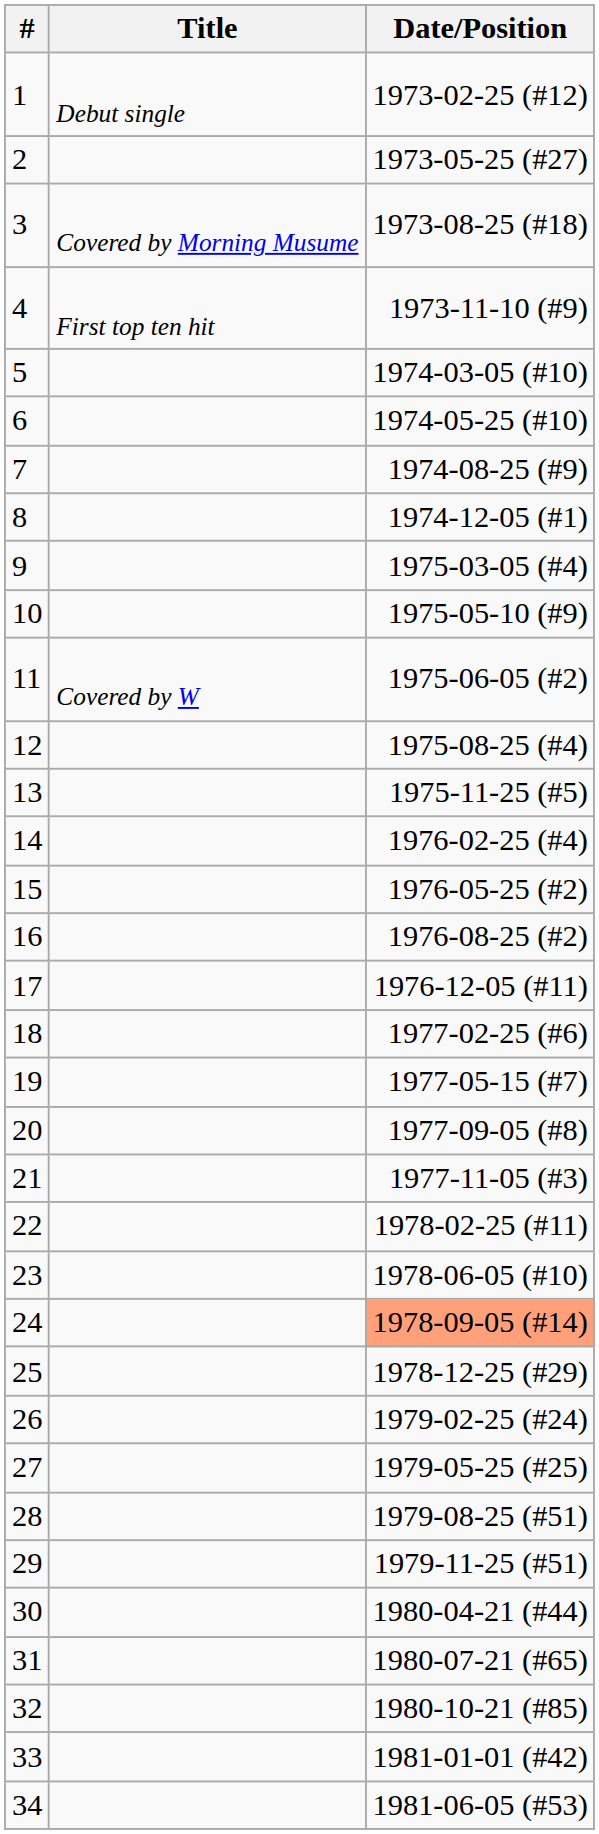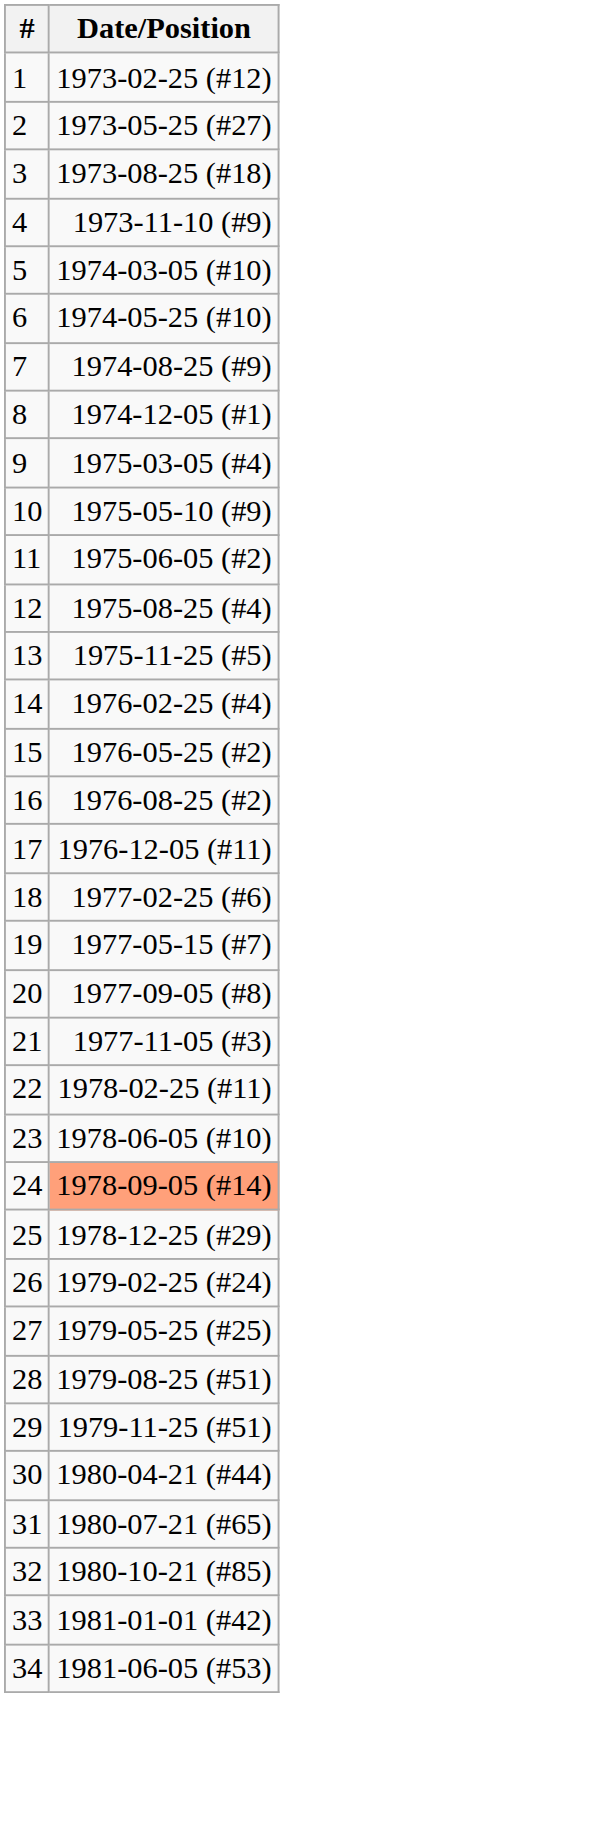- column: (207, 28)
